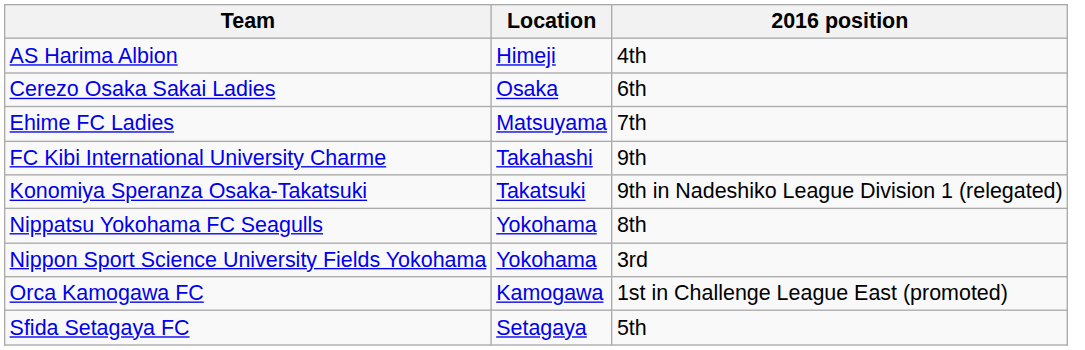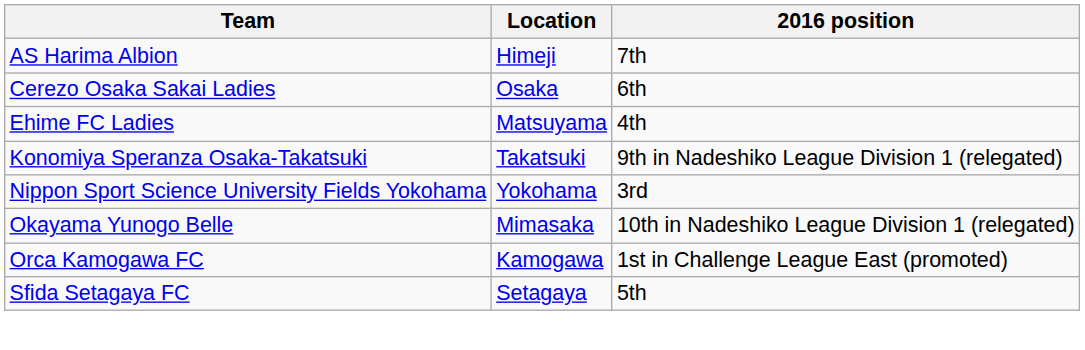(632, 55) 4th -> (632, 55) 7th
(632, 123) 7th -> (632, 123) 4th
- row: (198, 157)
- row: (166, 225)
+ row: (121, 225)
